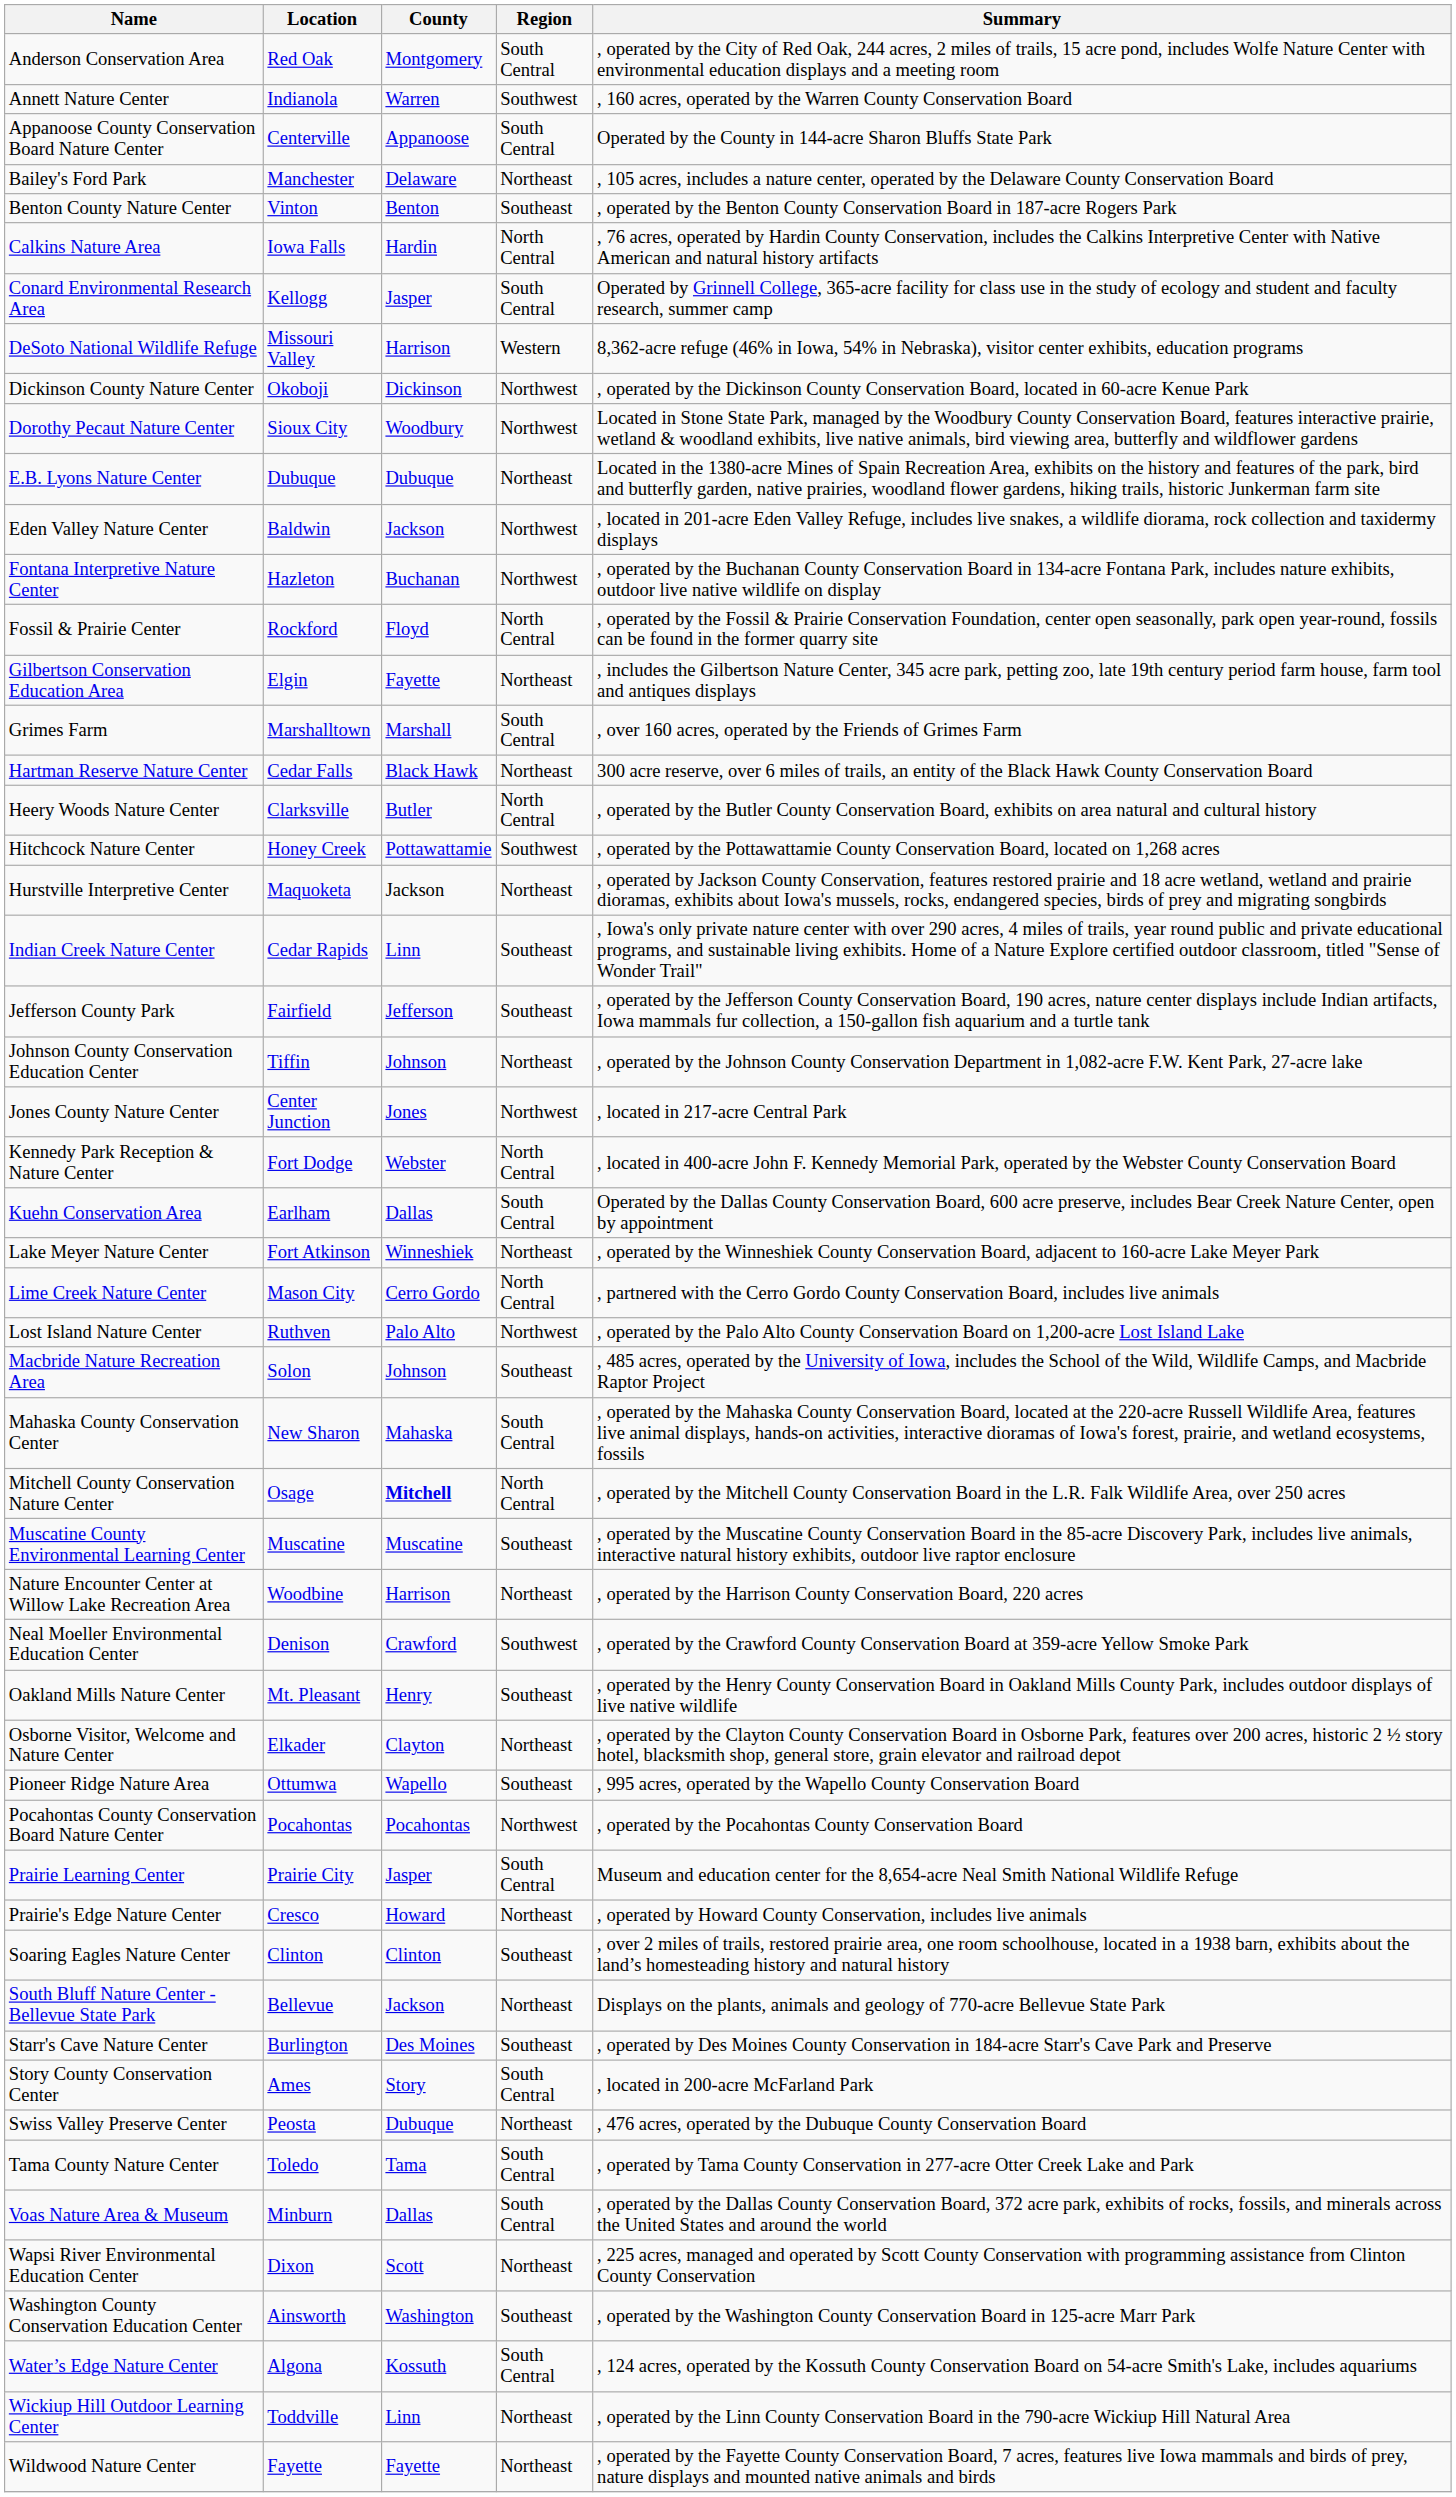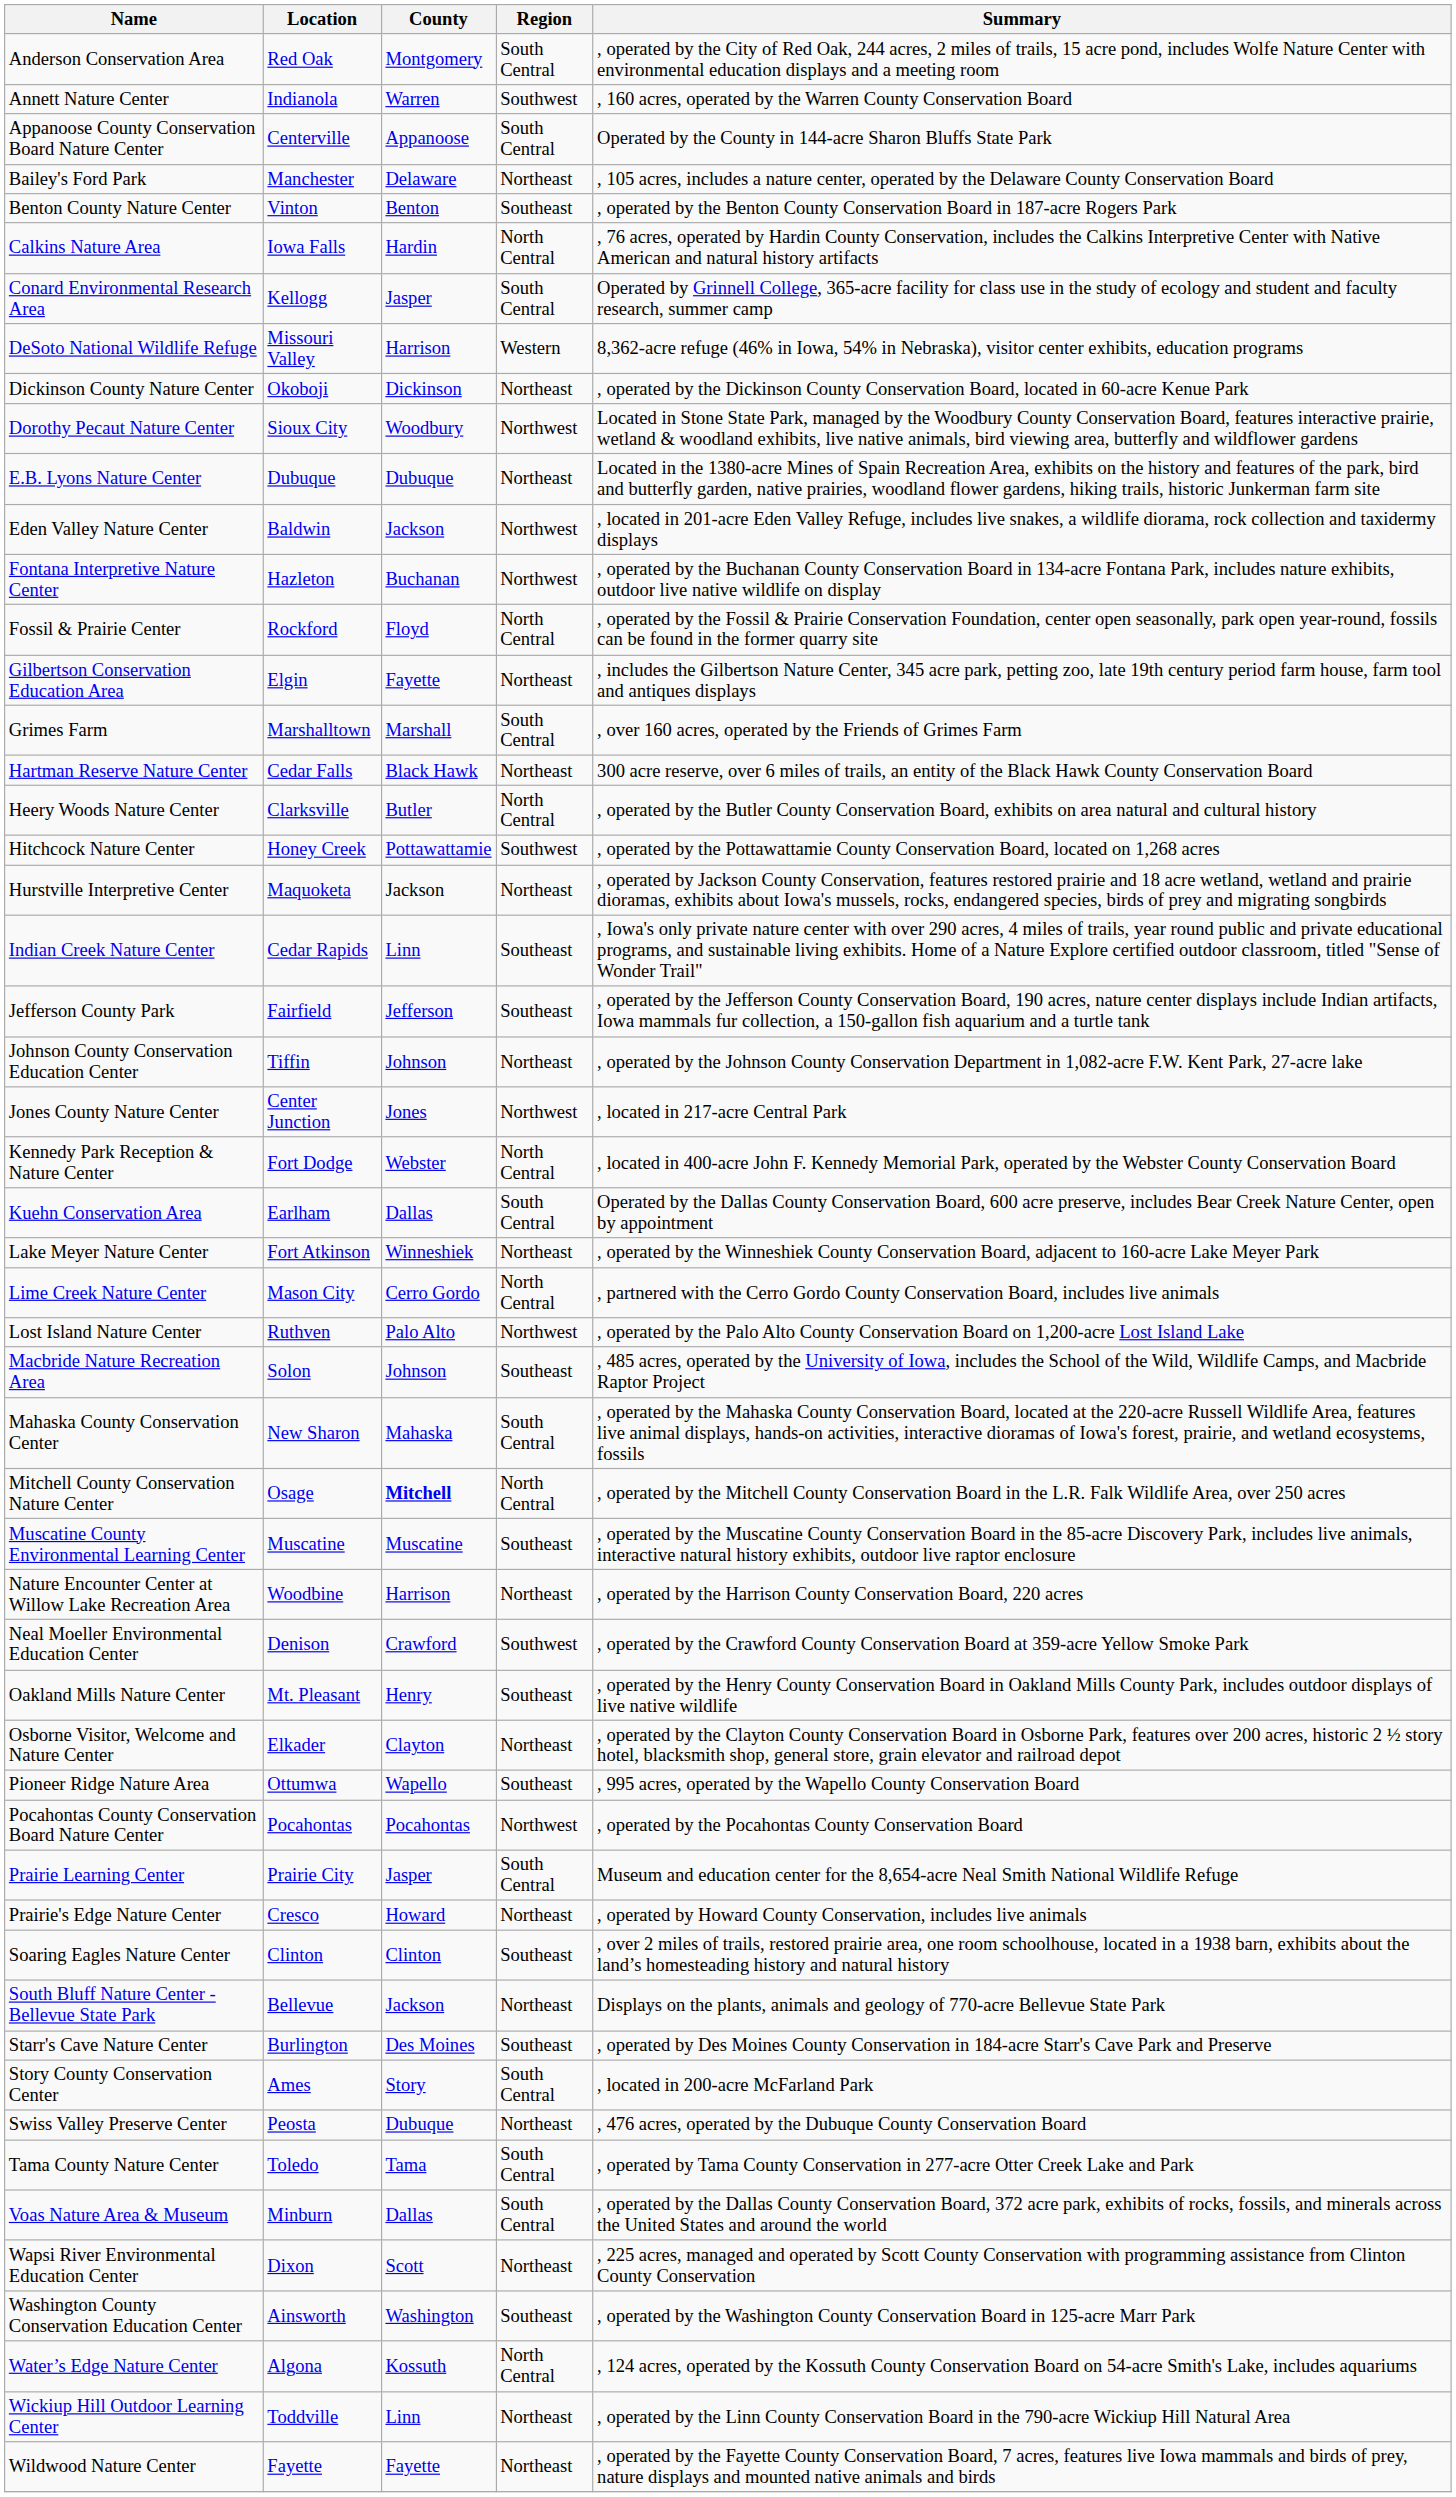(539, 388) Northwest -> (536, 388) Northeast
(527, 2366) South Central -> (527, 2366) North Central
